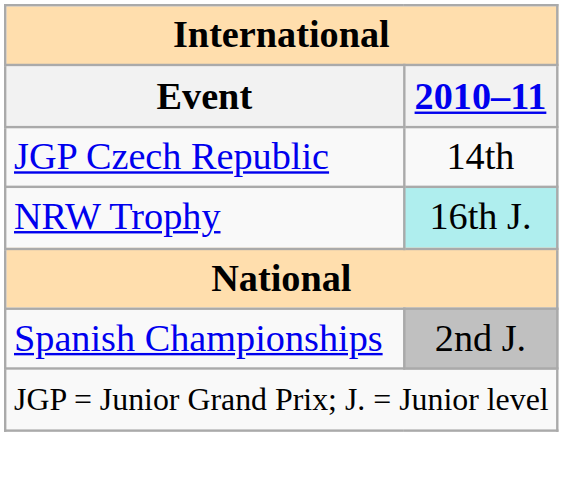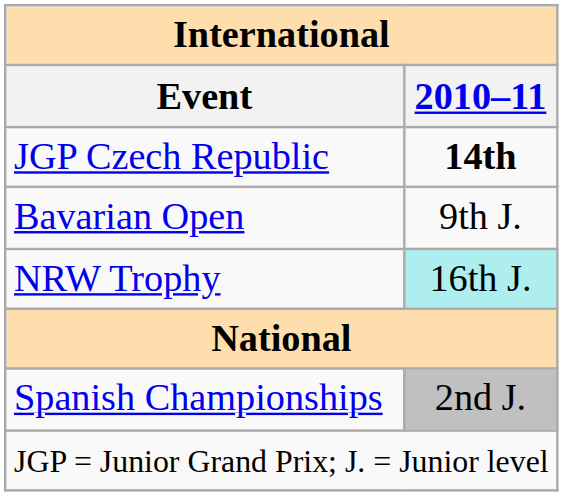(480, 156) normal -> (480, 156) bold
+ row: (129, 216)
